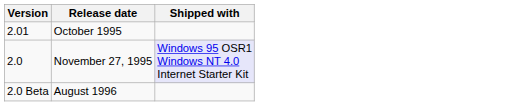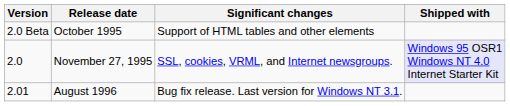+ column: (280, 13)
(18, 31) 2.01 -> (28, 31) 2.0 Beta
(28, 91) 2.0 Beta -> (18, 91) 2.01
